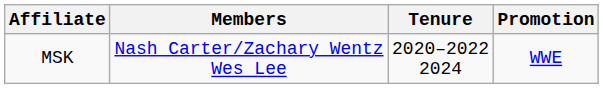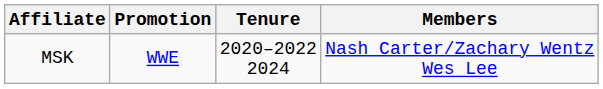columns swapped: (249, 19) <-> (546, 19)
